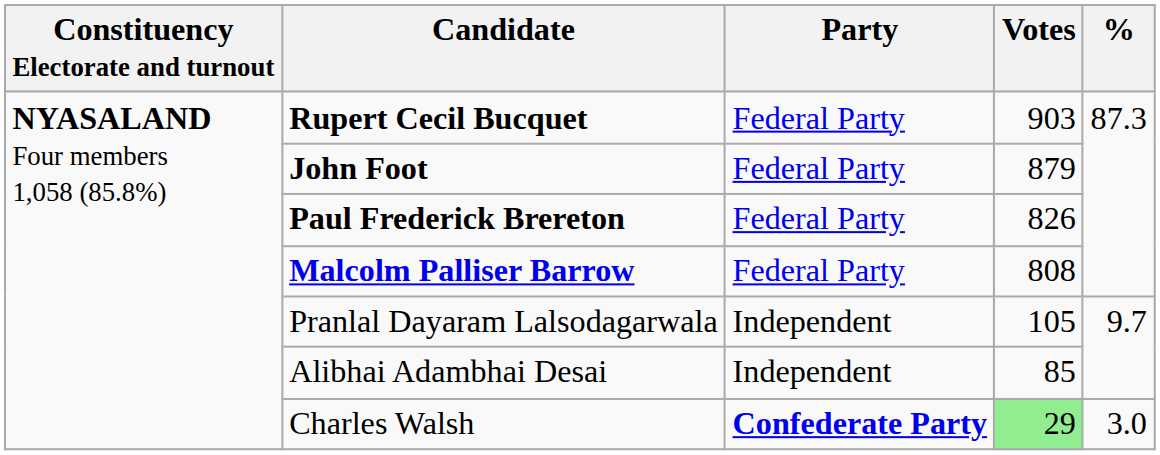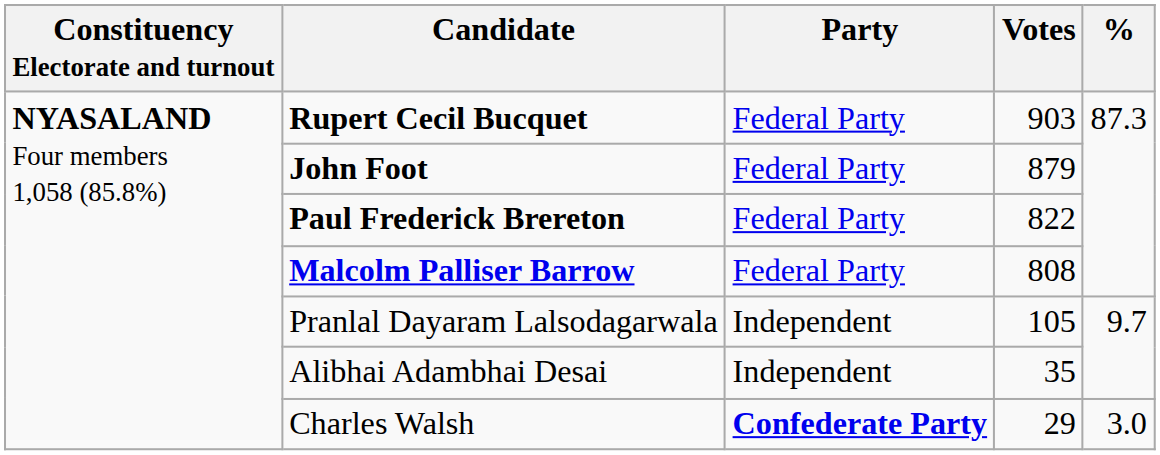(1052, 219) 826 -> (1052, 219) 822
(1060, 372) 85 -> (1060, 372) 35
(1060, 423) lightgreen background -> (1060, 423) no background
